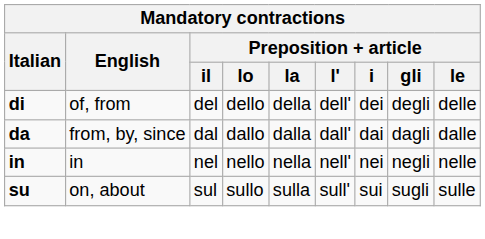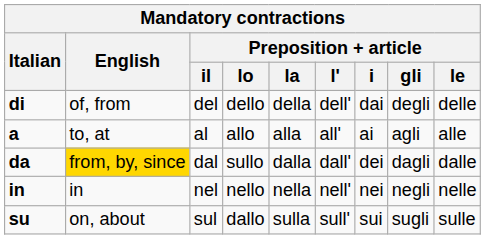(371, 104) dei -> (371, 104) dai
+ row: (14, 133)
(127, 133) no background -> (127, 162) gold background
(245, 133) dallo -> (245, 162) sullo
(371, 133) dai -> (371, 162) dei
(245, 190) sullo -> (245, 219) dallo
